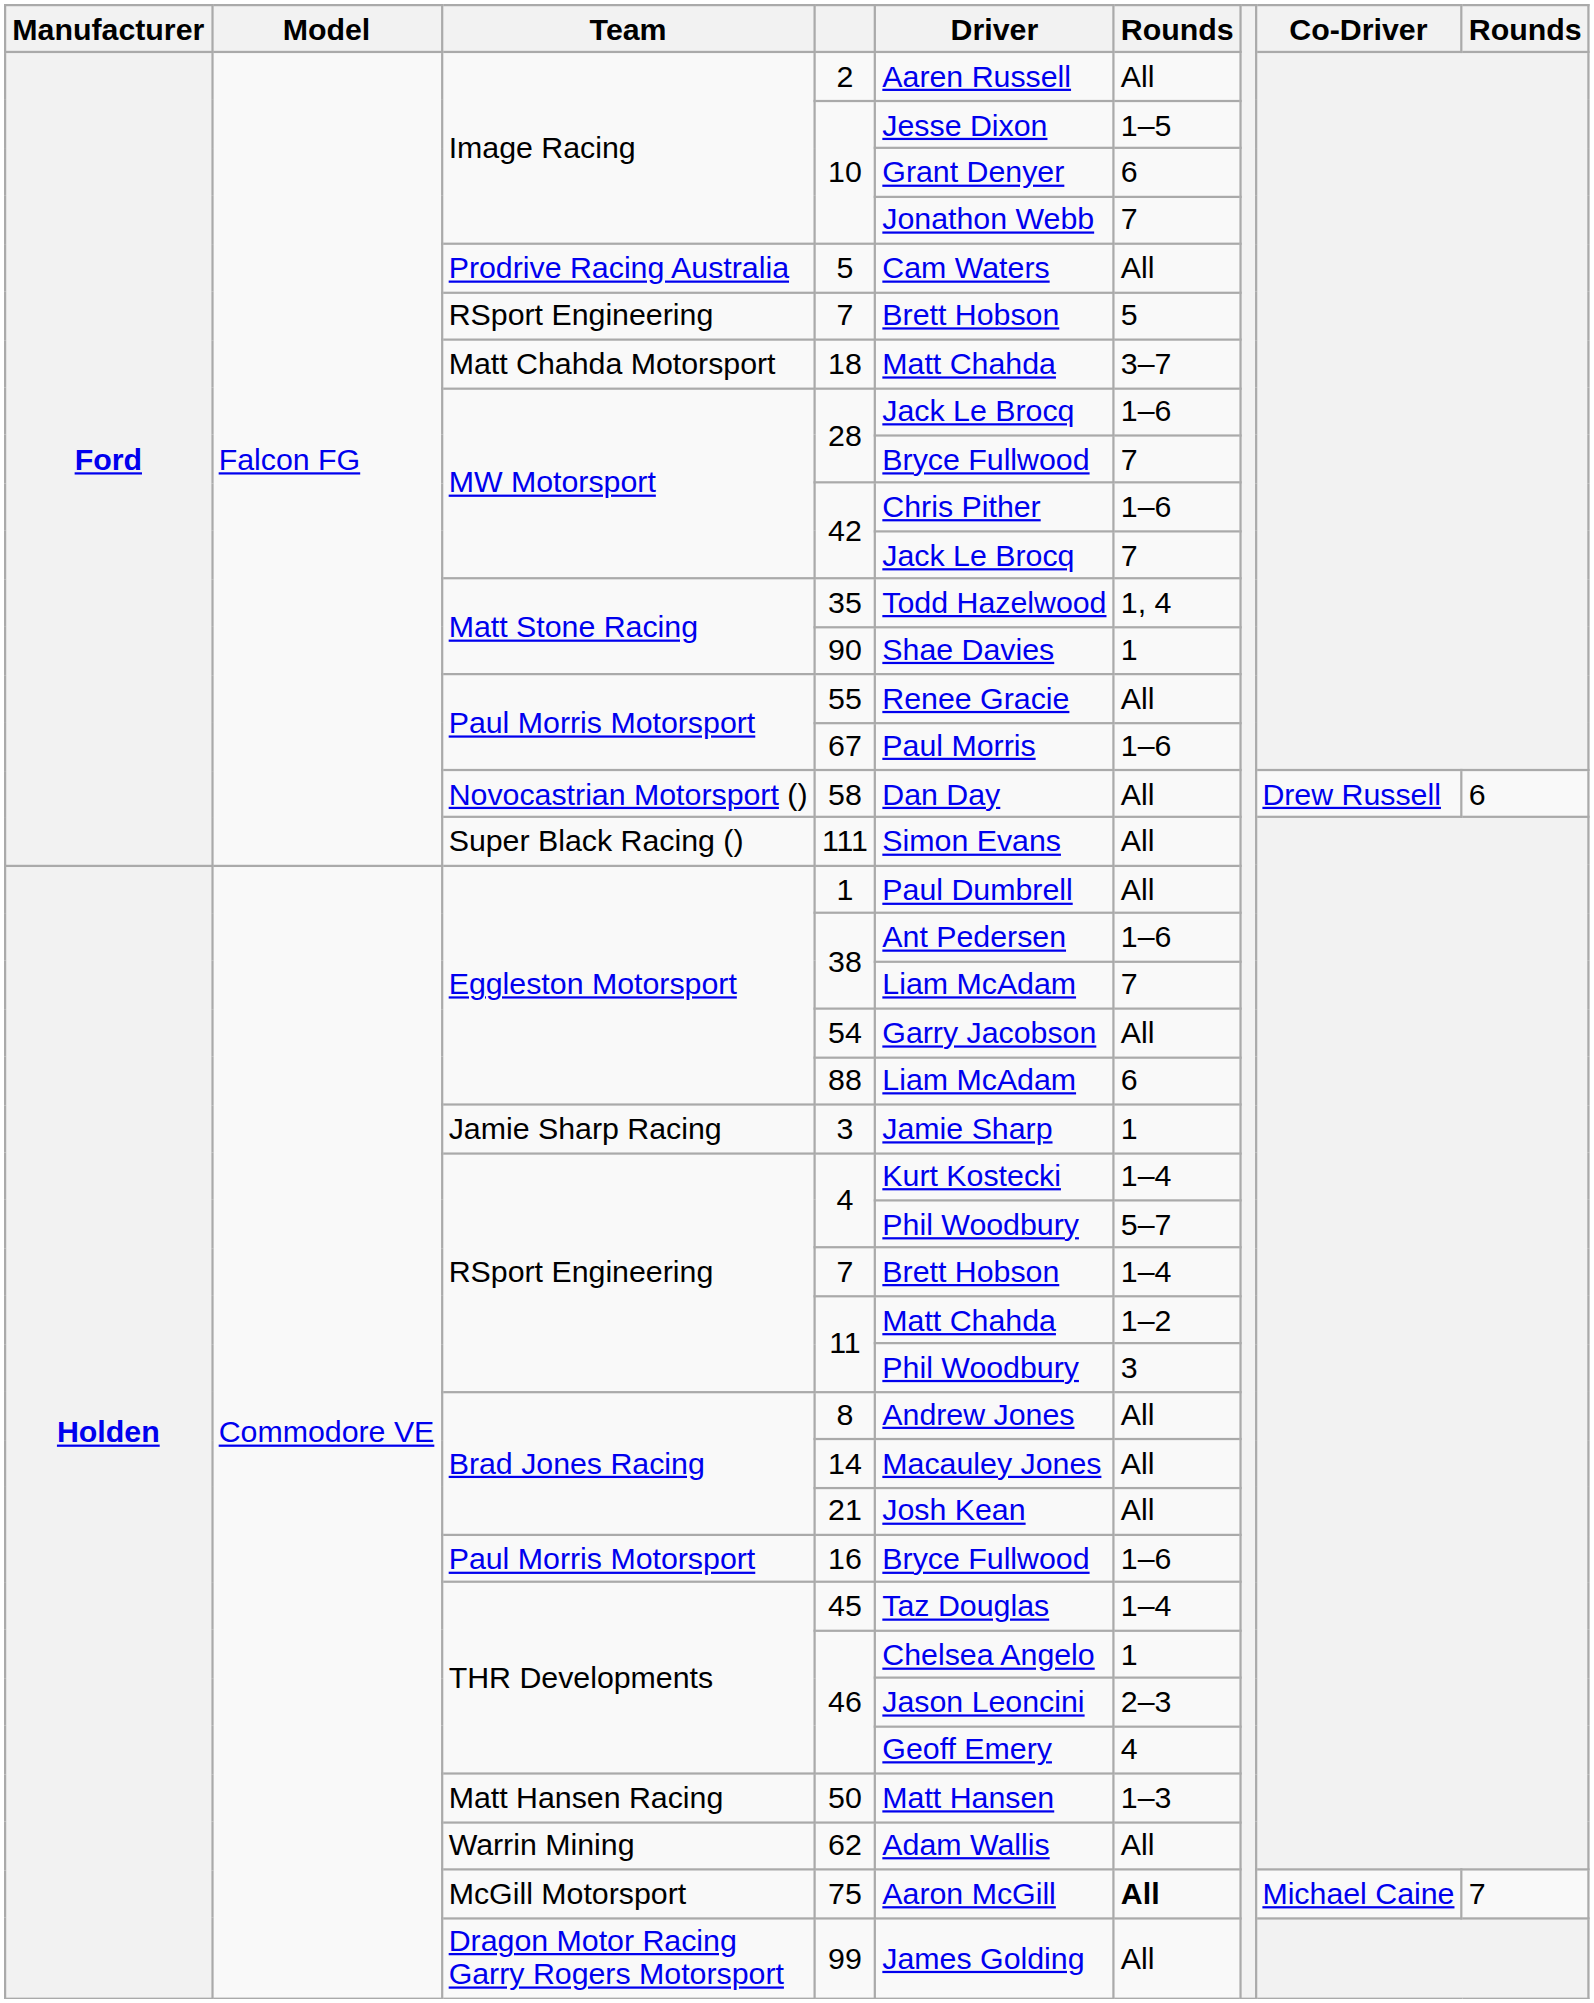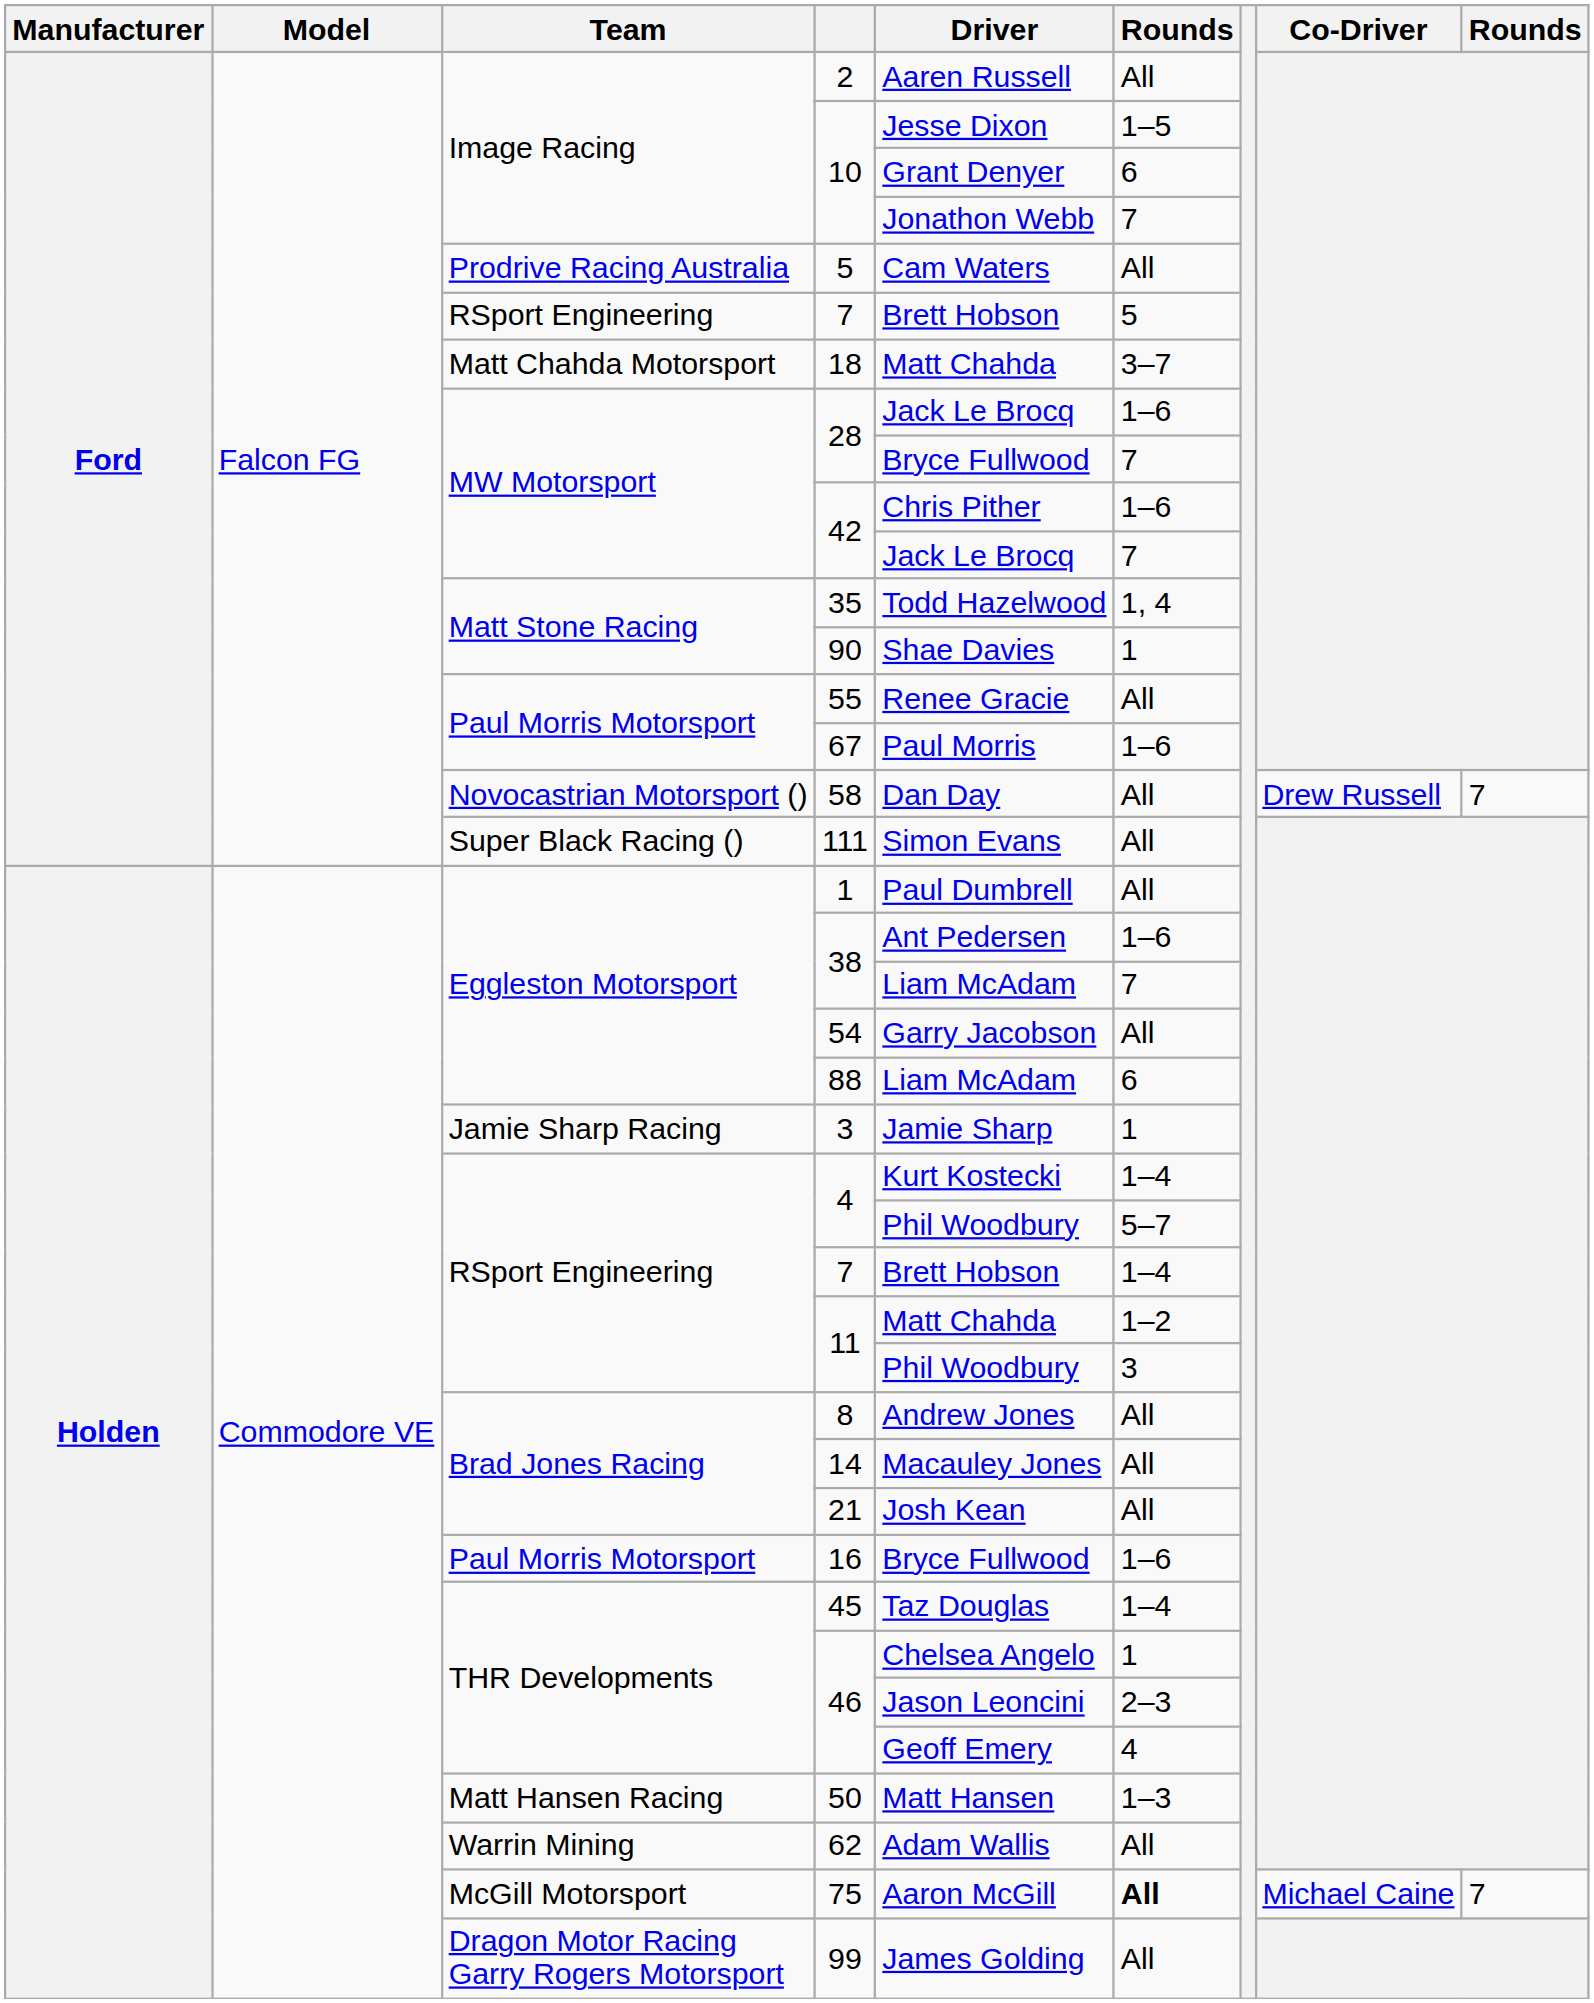(1477, 794) 6 -> (1477, 794) 7
